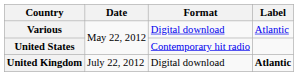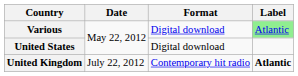(272, 29) no background -> (272, 29) lightgreen background
(200, 46) Contemporary hit radio -> (188, 46) Digital download
(188, 63) Digital download -> (200, 63) Contemporary hit radio
